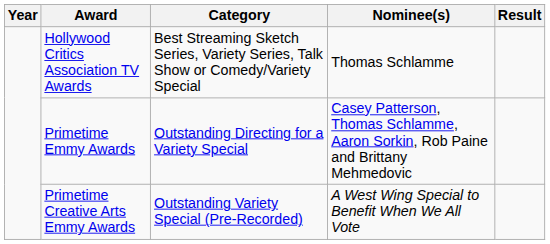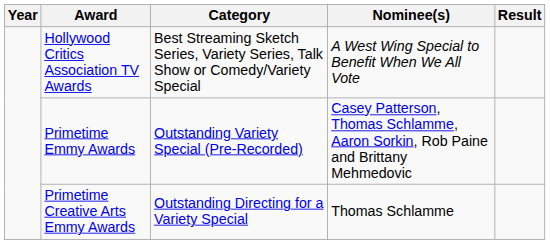(393, 62) Thomas Schlamme -> (405, 62) A West Wing Special to Benefit When We All Vote
(239, 141) Outstanding Directing for a Variety Special -> (228, 141) Outstanding Variety Special (Pre-Recorded)
(228, 211) Outstanding Variety Special (Pre-Recorded) -> (239, 211) Outstanding Directing for a Variety Special
(405, 211) A West Wing Special to Benefit When We All Vote -> (393, 211) Thomas Schlamme
